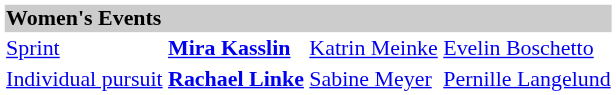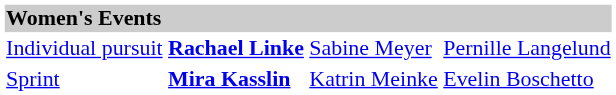rows swapped: (33, 48) <-> (84, 78)
